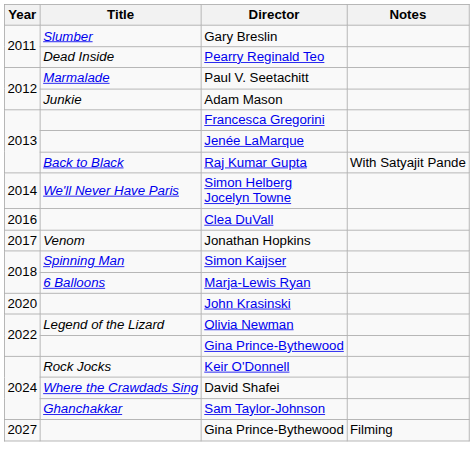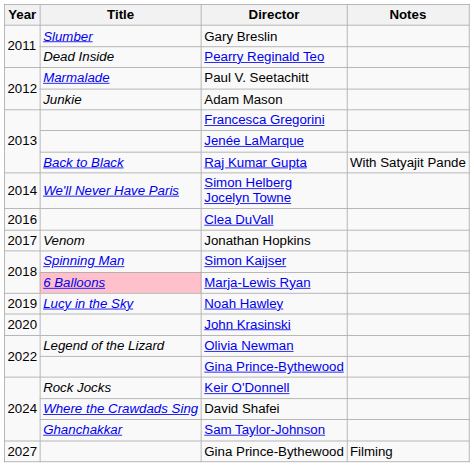(74, 282) no background -> (74, 282) pink background
+ row: (22, 303)
